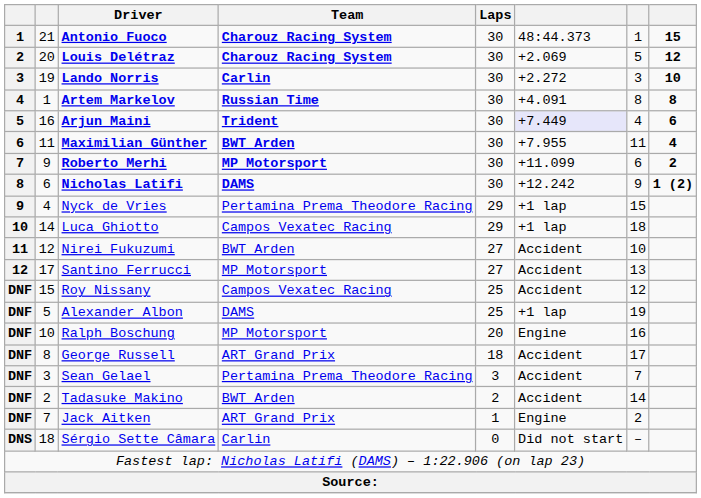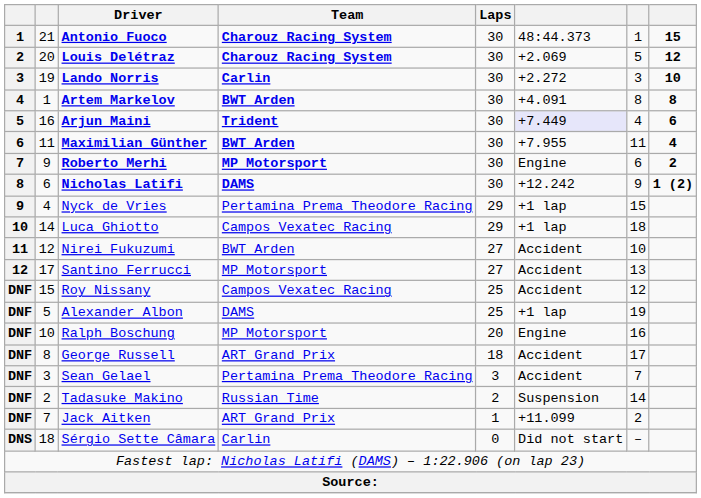(270, 100) Russian Time -> (258, 100) BWT Arden
(546, 164) +11.099 -> (542, 164) Engine
(258, 398) BWT Arden -> (270, 398) Russian Time
(550, 398) Accident -> (559, 398) Suspension
(542, 419) Engine -> (546, 419) +11.099
